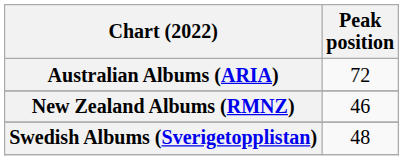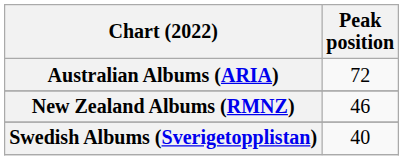(360, 138) 48 -> (360, 138) 40
